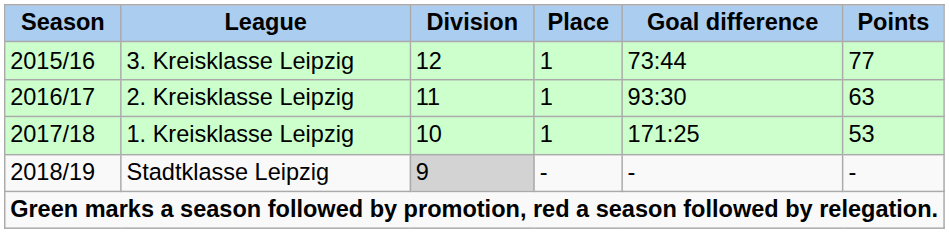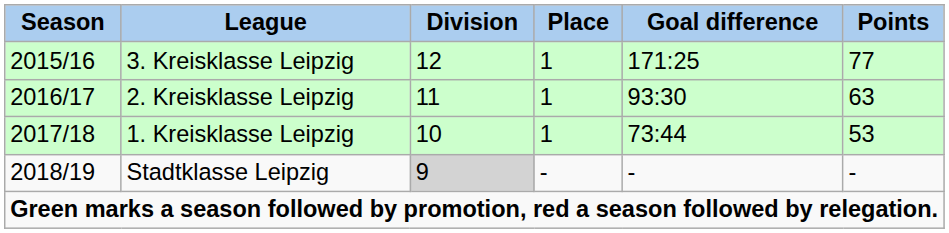(657, 60) 73:44 -> (664, 60) 171:25
(664, 135) 171:25 -> (657, 135) 73:44
